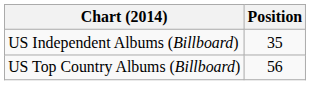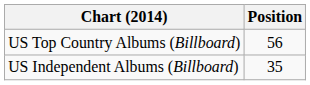rows swapped: (124, 67) <-> (123, 42)
